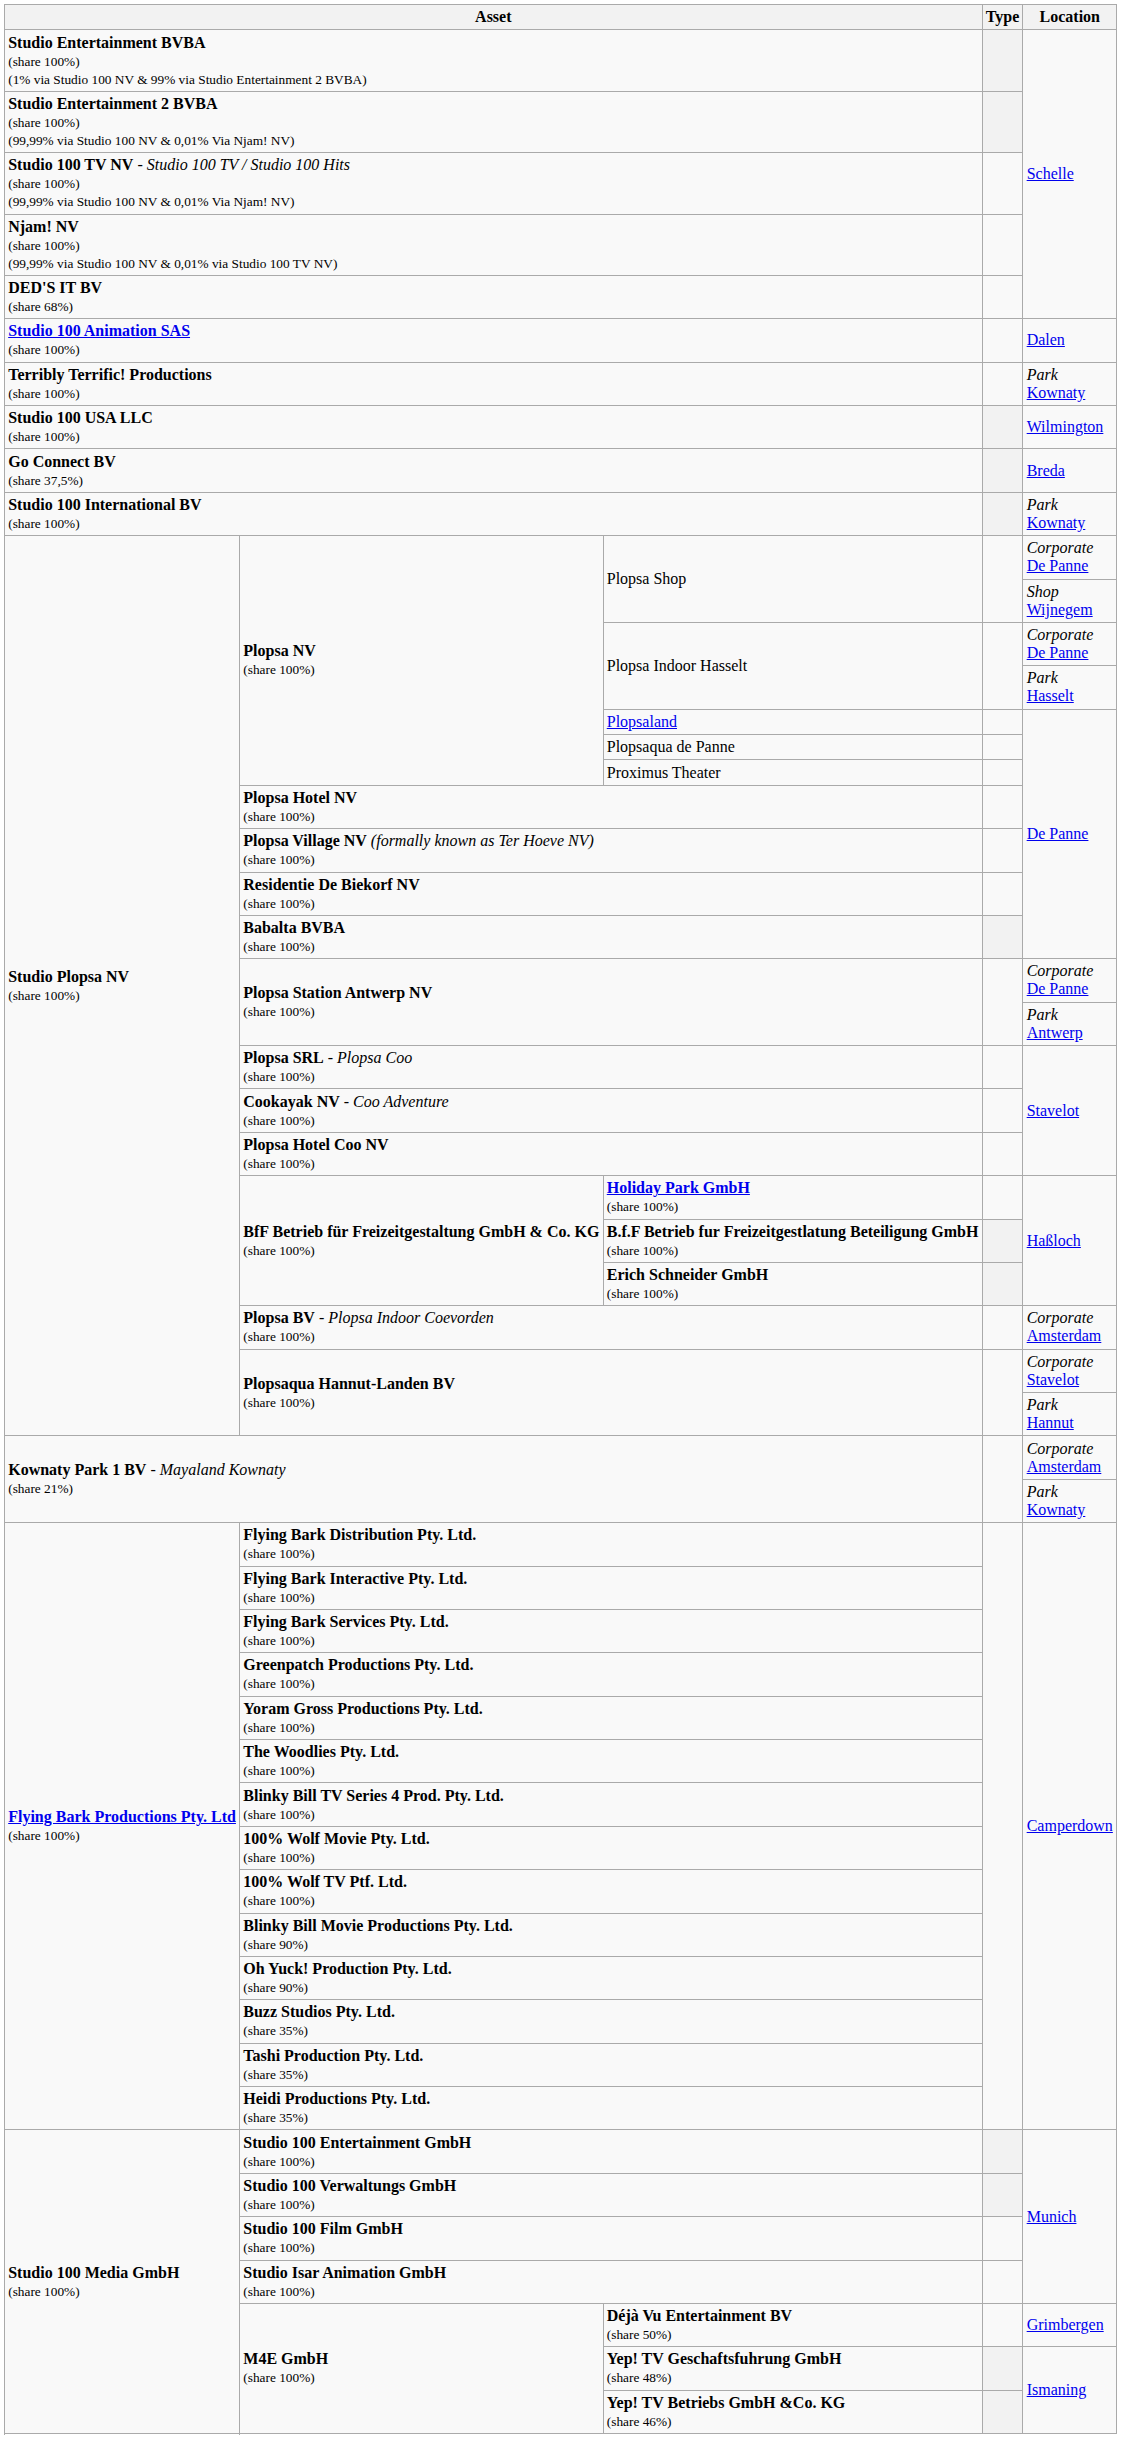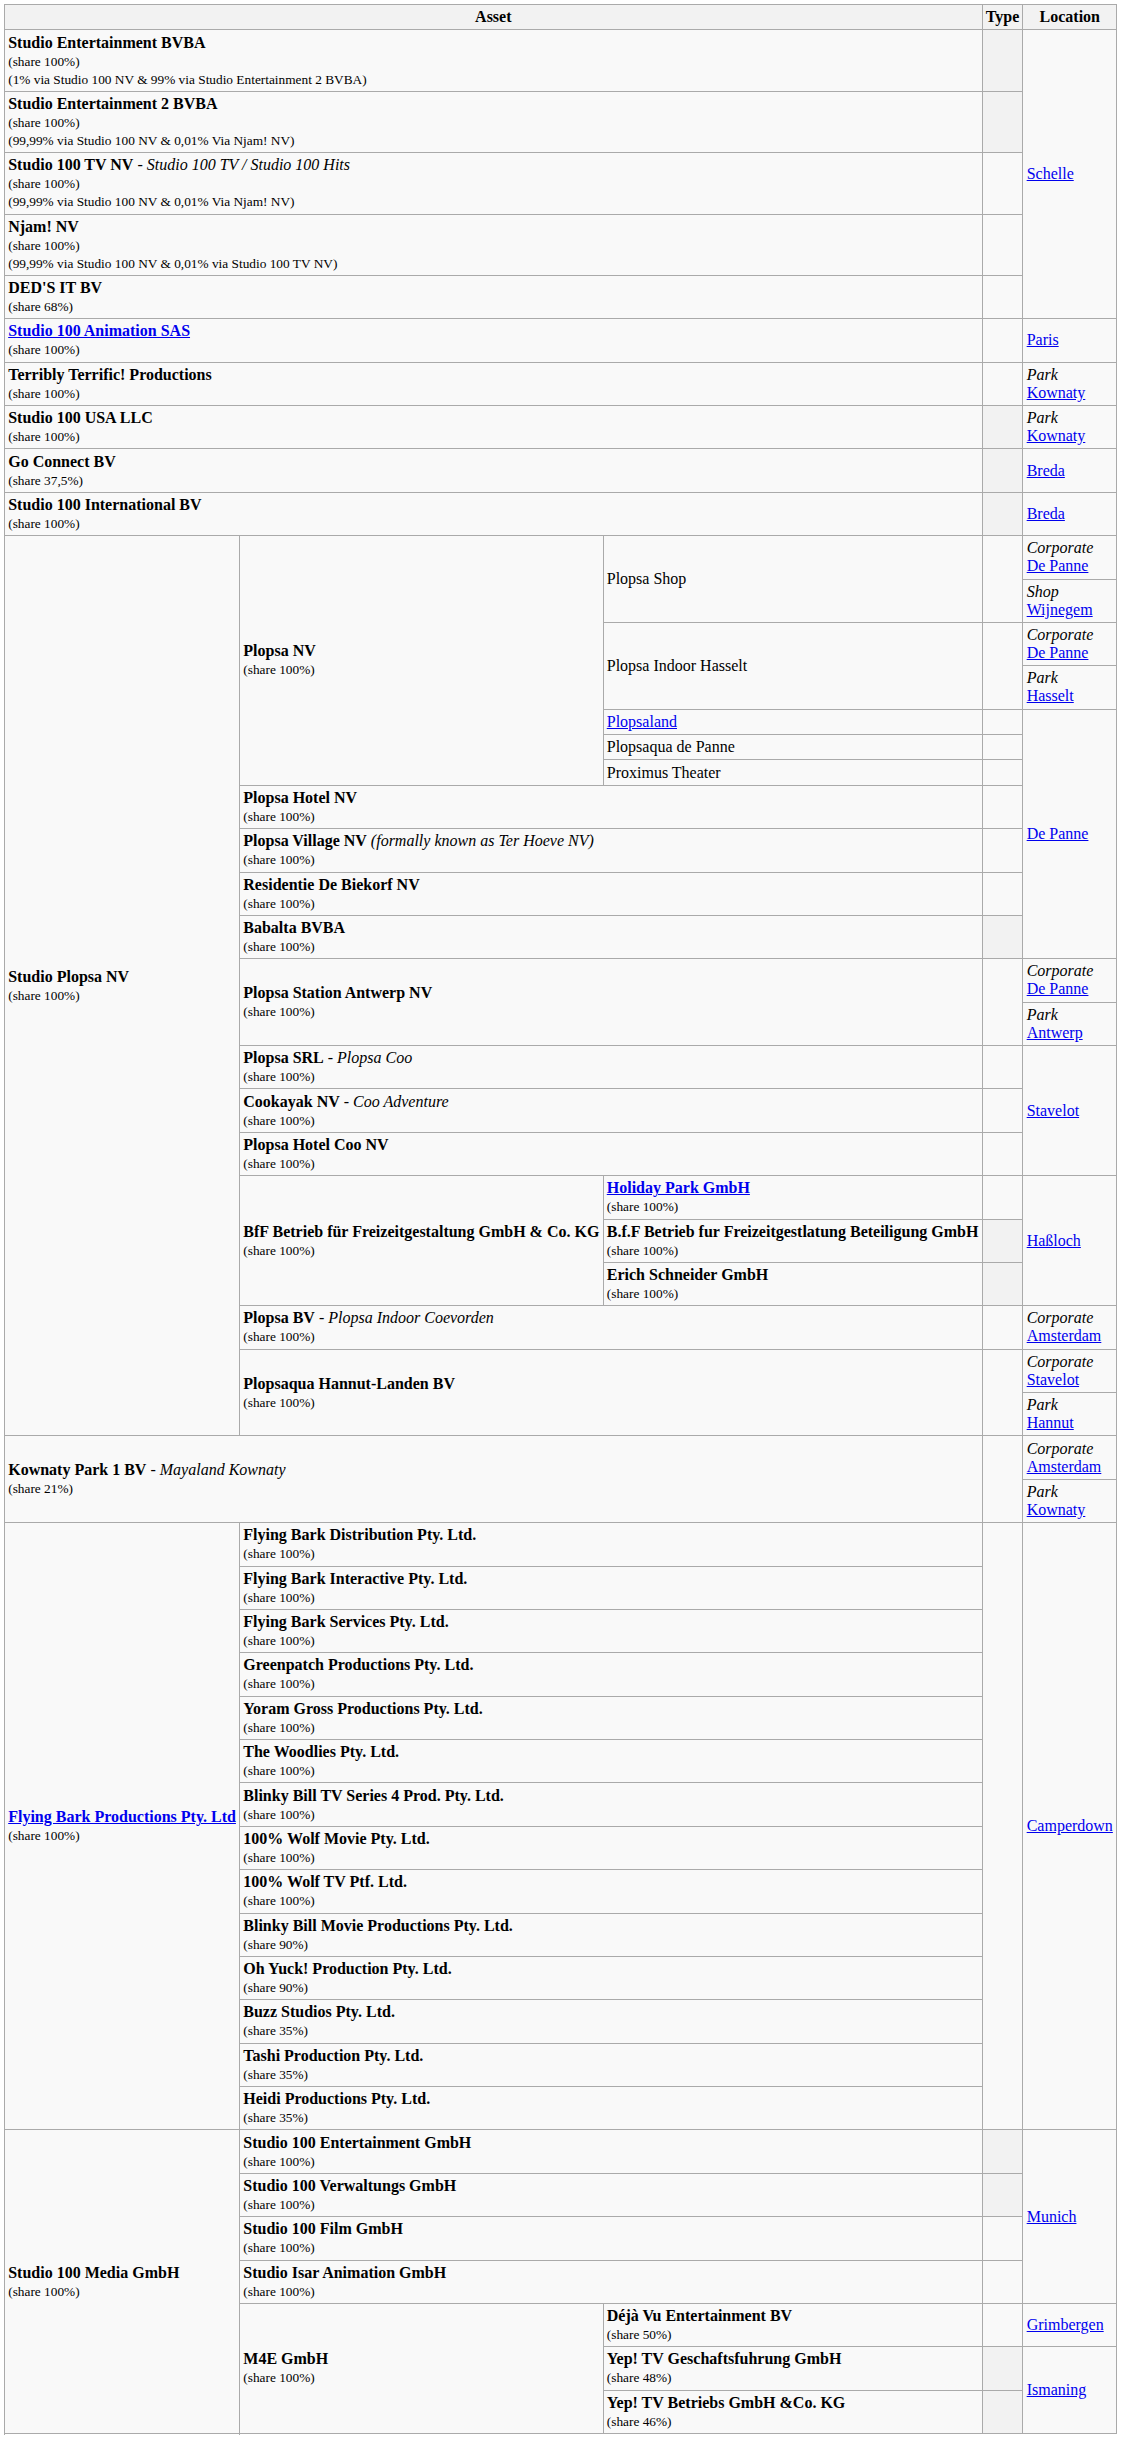(1046, 340) Dalen -> (1043, 340) Paris
(1065, 427) Wilmington -> (1056, 427) Park Kownaty
(1056, 513) Park Kownaty -> (1046, 513) Breda
